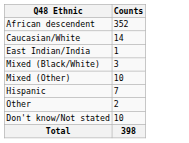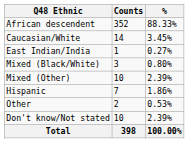+ column: (164, 11)
